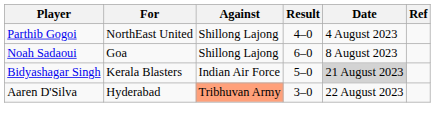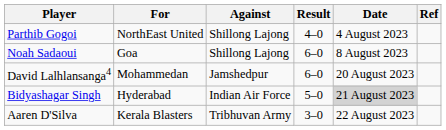+ row: (59, 74)
(144, 72) Kerala Blasters -> (144, 95) Hyderabad
(133, 92) Hyderabad -> (155, 115) Kerala Blasters
(240, 92) lightsalmon background -> (250, 115) no background
